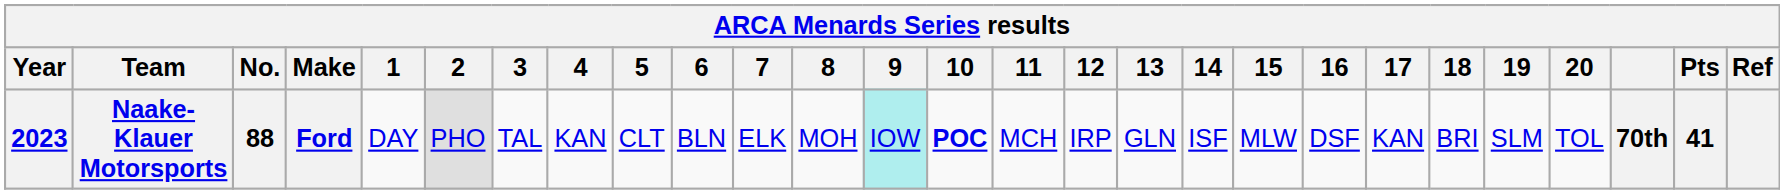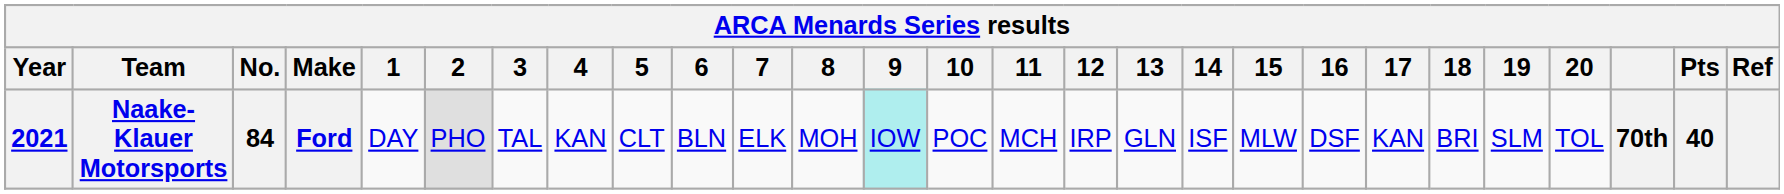(39, 139) 2023 -> (39, 139) 2021
(260, 139) 88 -> (260, 139) 84
(960, 139) bold -> (960, 139) normal
(1700, 139) 41 -> (1700, 139) 40
